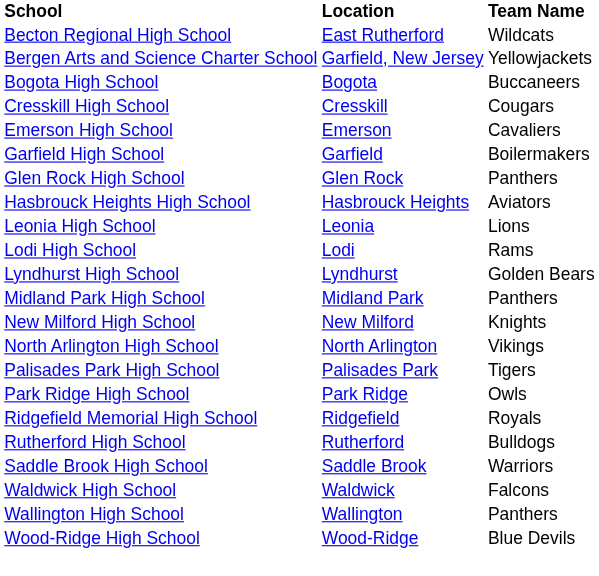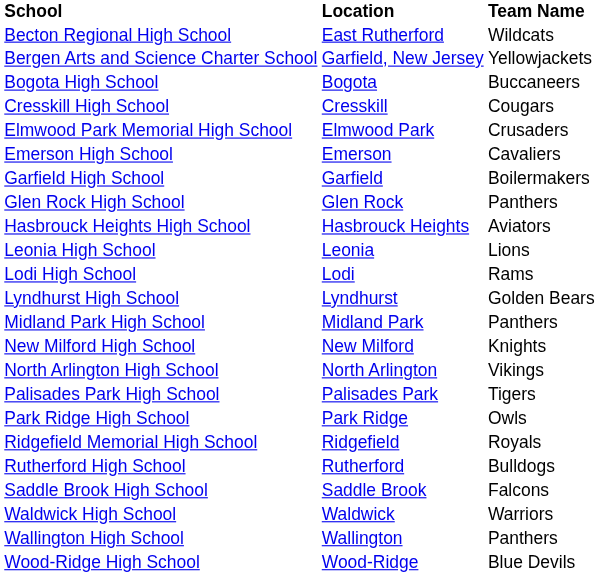+ row: (148, 130)
(521, 466) Warriors -> (519, 490) Falcons
(519, 490) Falcons -> (521, 514) Warriors
